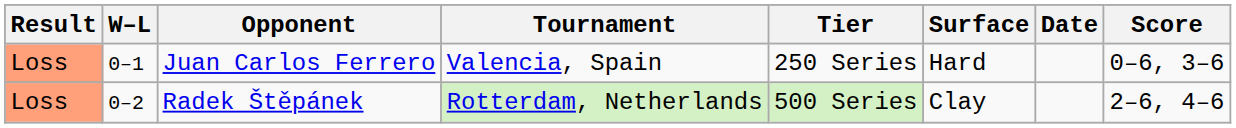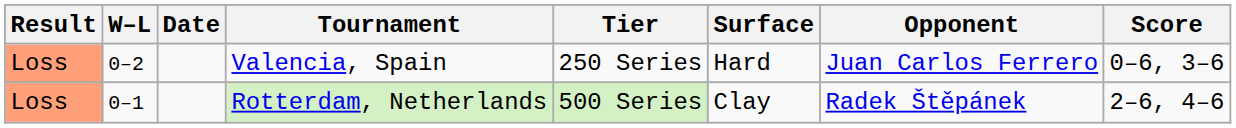columns swapped: (1069, 24) <-> (299, 24)
(126, 64) 0–1 -> (126, 64) 0–2
(126, 103) 0–2 -> (126, 103) 0–1
